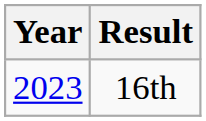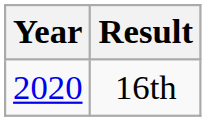(48, 87) 2023 -> (48, 87) 2020
